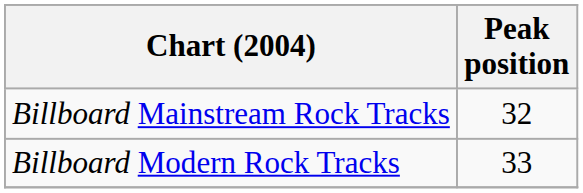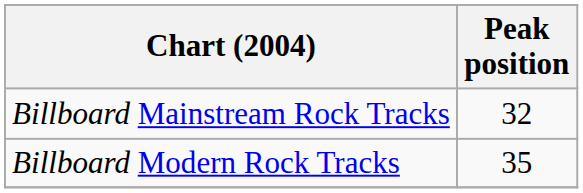(517, 162) 33 -> (517, 162) 35
